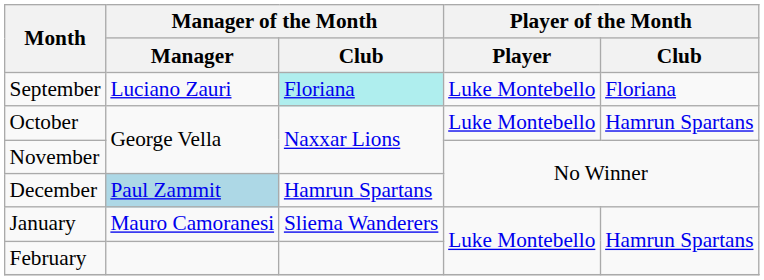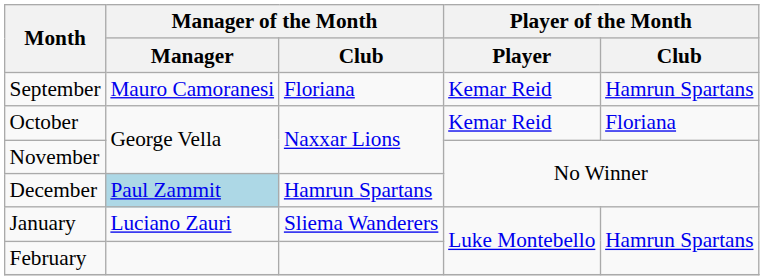(171, 88) Luciano Zauri -> (192, 88) Mauro Camoranesi
(319, 88) paleturquoise background -> (319, 88) no background
(522, 88) Luke Montebello -> (500, 88) Kemar Reid
(641, 88) Floriana -> (679, 88) Hamrun Spartans
(522, 122) Luke Montebello -> (500, 122) Kemar Reid
(679, 122) Hamrun Spartans -> (641, 122) Floriana
(192, 223) Mauro Camoranesi -> (171, 223) Luciano Zauri
